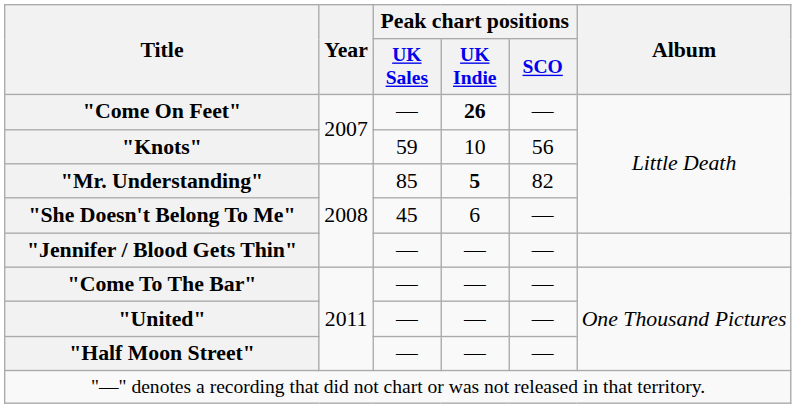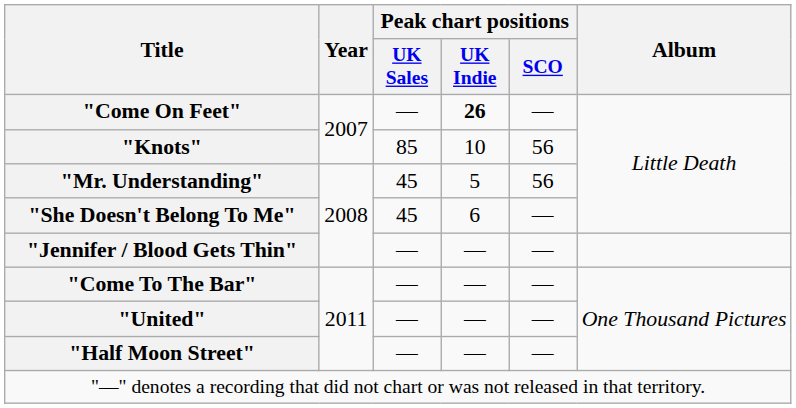(407, 146) 59 -> (407, 146) 85
(407, 180) 85 -> (407, 180) 45
(475, 180) bold -> (475, 180) normal
(543, 180) 82 -> (543, 180) 56
